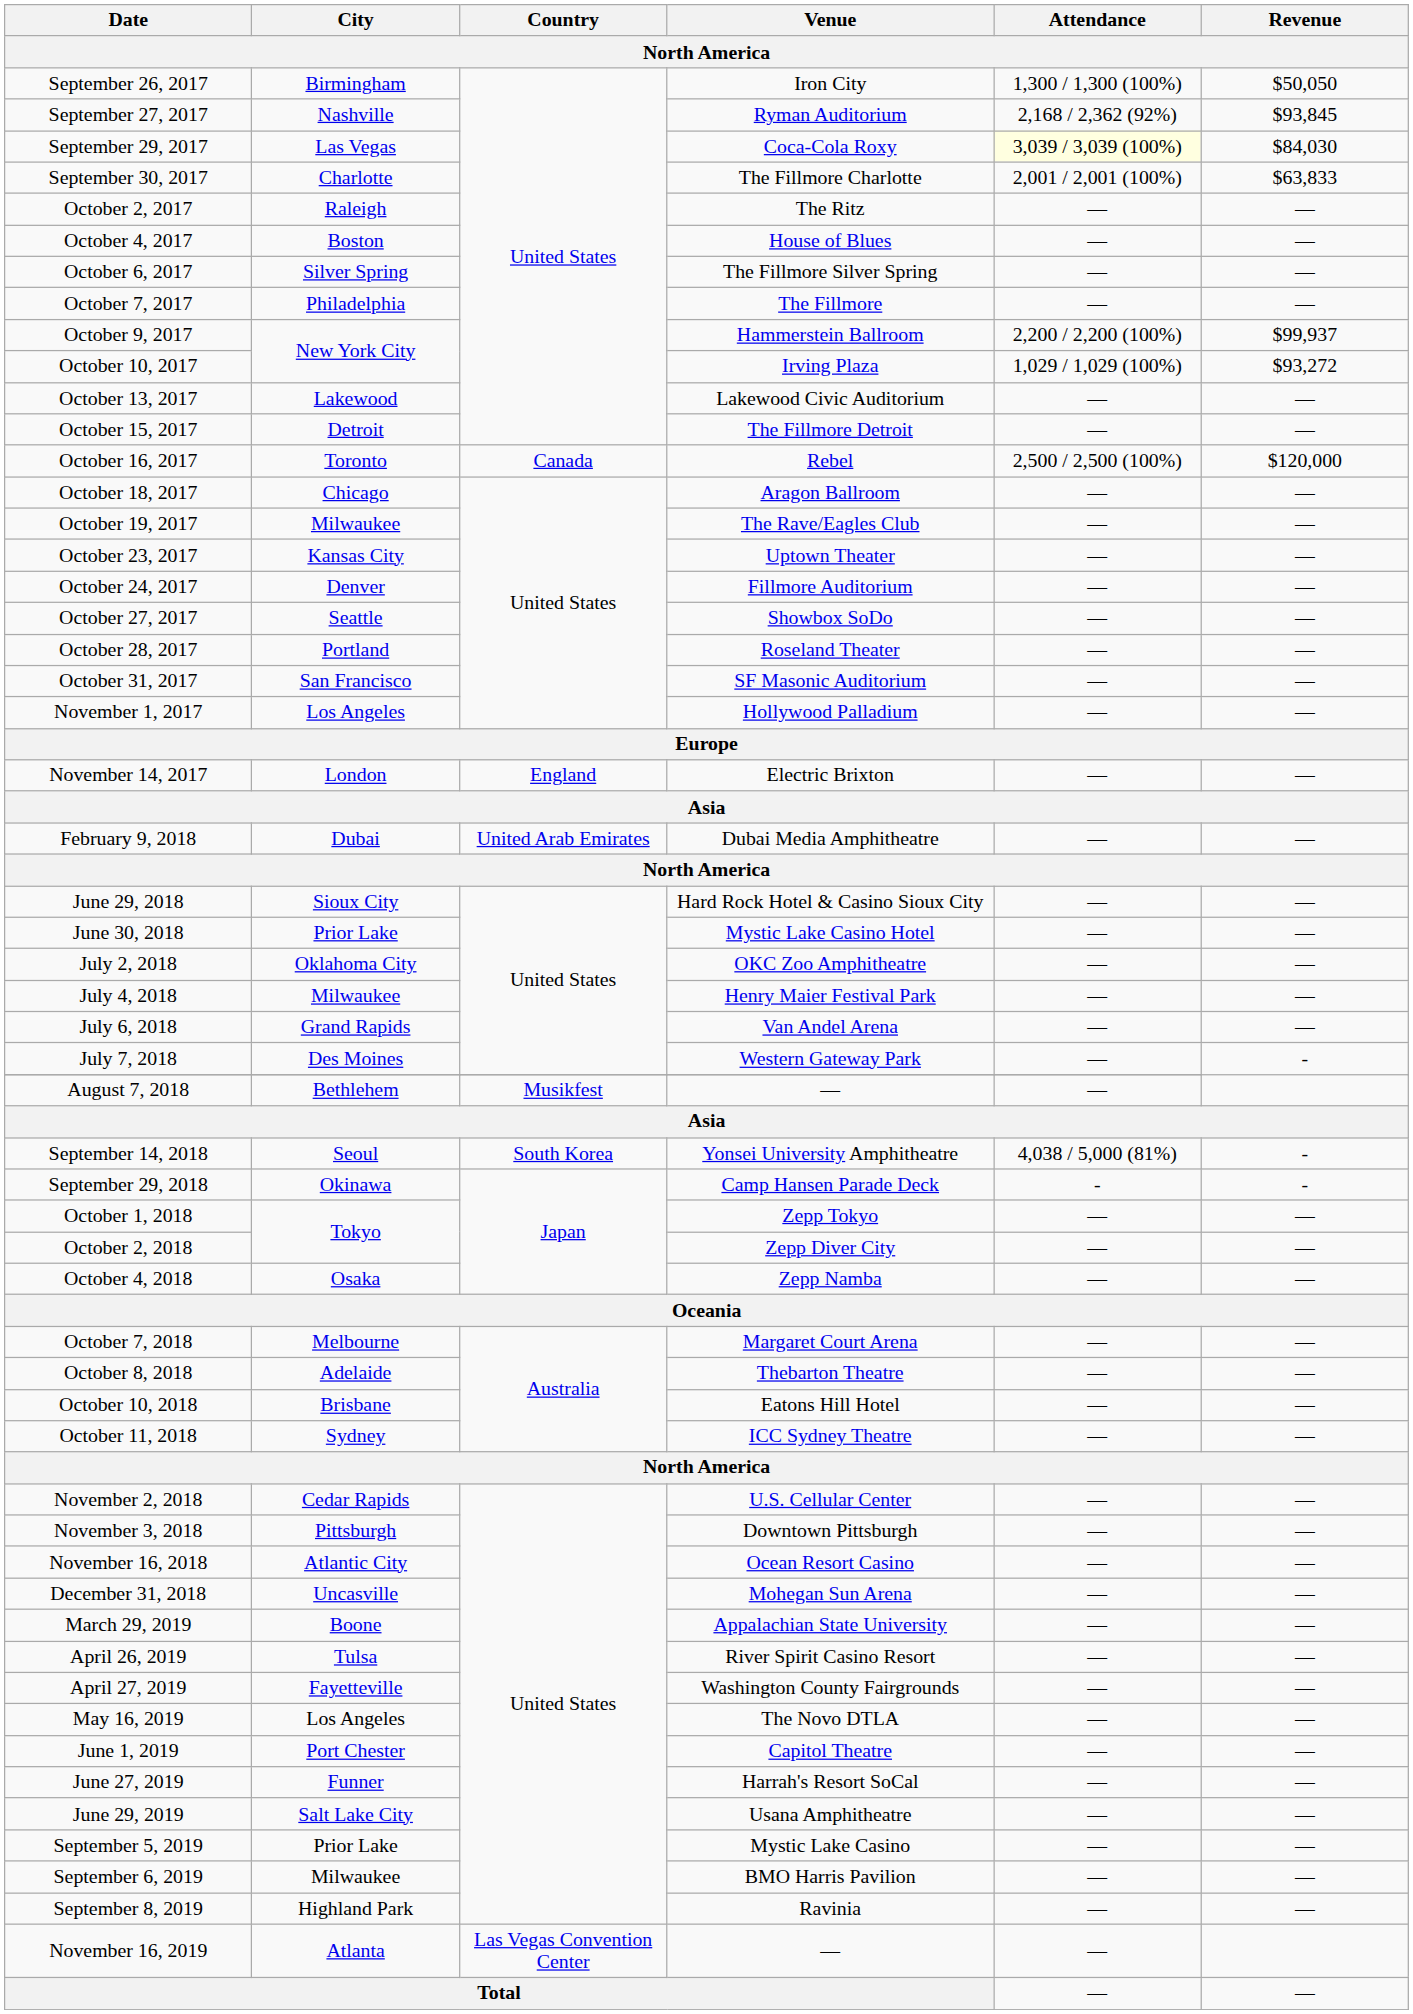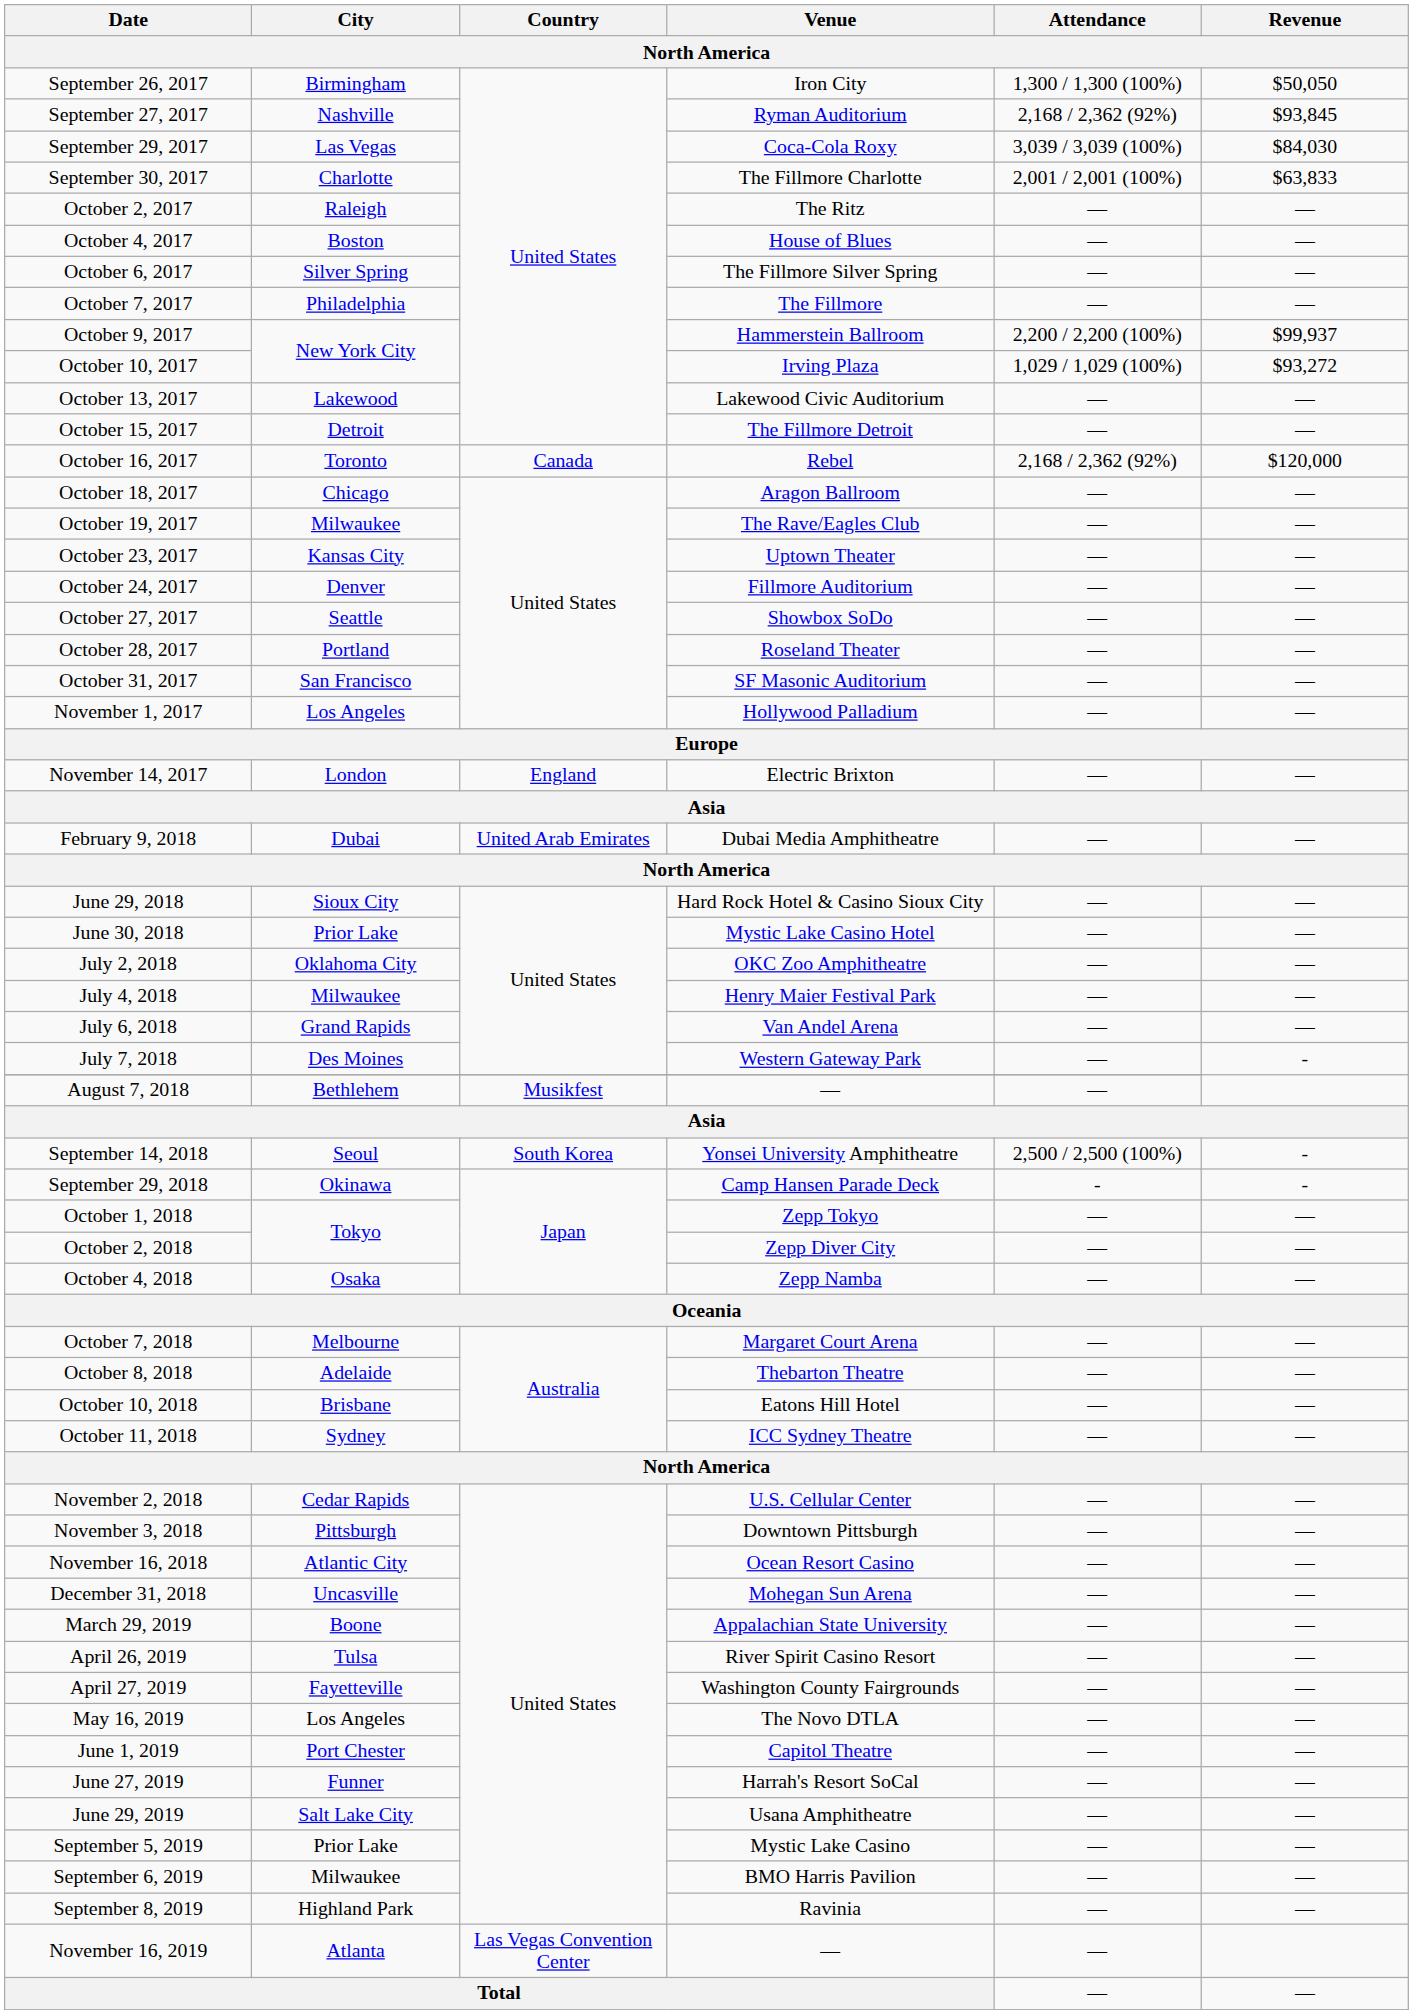(1097, 146) lightyellow background -> (1097, 146) no background
(1097, 460) 2,500 / 2,500 (100%) -> (1097, 460) 2,168 / 2,362 (92%)
(1097, 1152) 4,038 / 5,000 (81%) -> (1097, 1152) 2,500 / 2,500 (100%)
